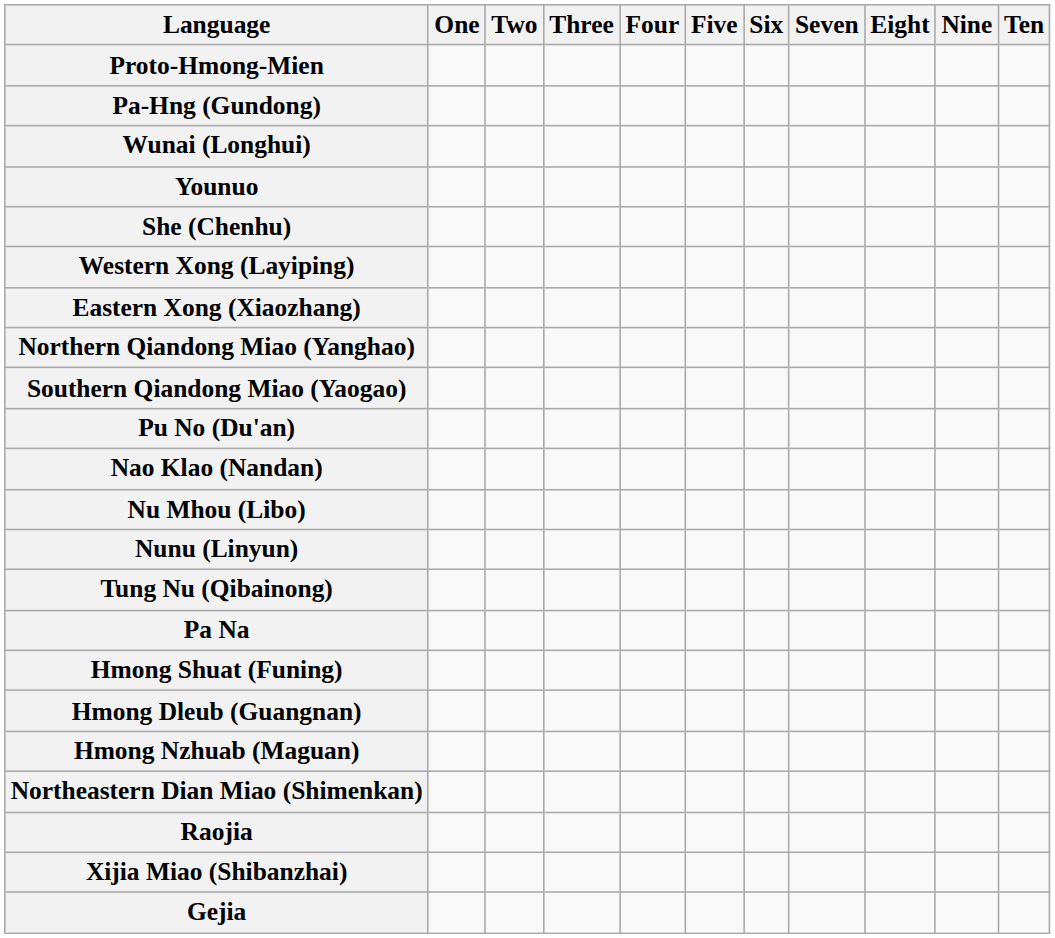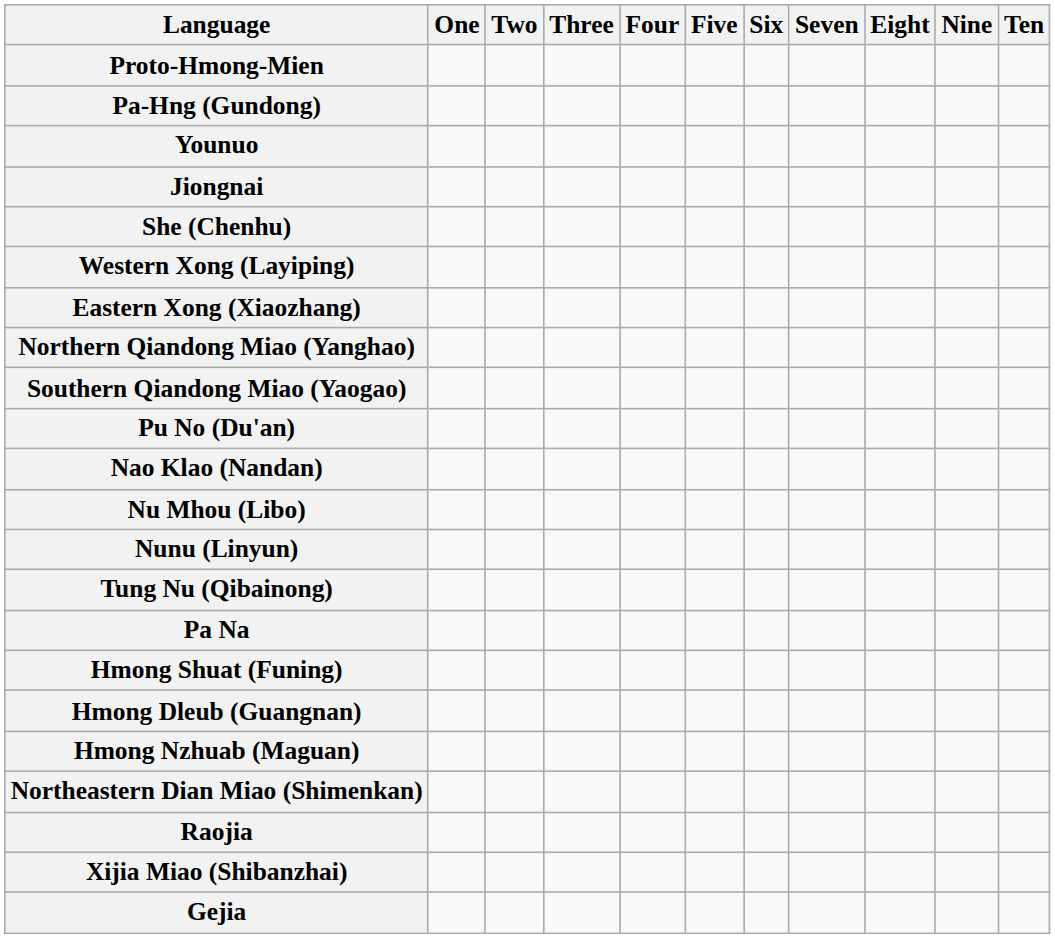- row: (217, 145)
+ row: (217, 186)
